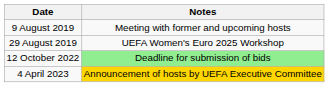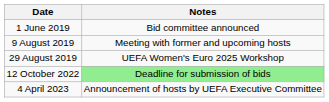+ row: (43, 27)
(203, 74) gold background -> (203, 89) no background
